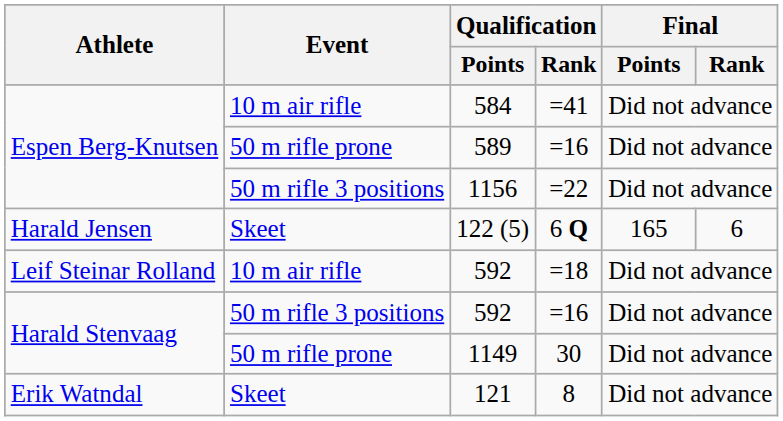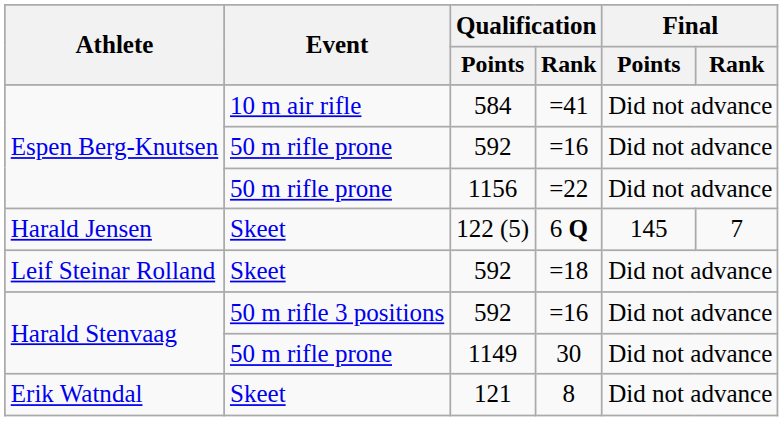(493, 147) 589 -> (493, 147) 592
(337, 188) 50 m rifle 3 positions -> (311, 188) 50 m rifle prone
(649, 229) 165 -> (649, 229) 145
(737, 229) 6 -> (737, 229) 7
(296, 271) 10 m air rifle -> (258, 271) Skeet
